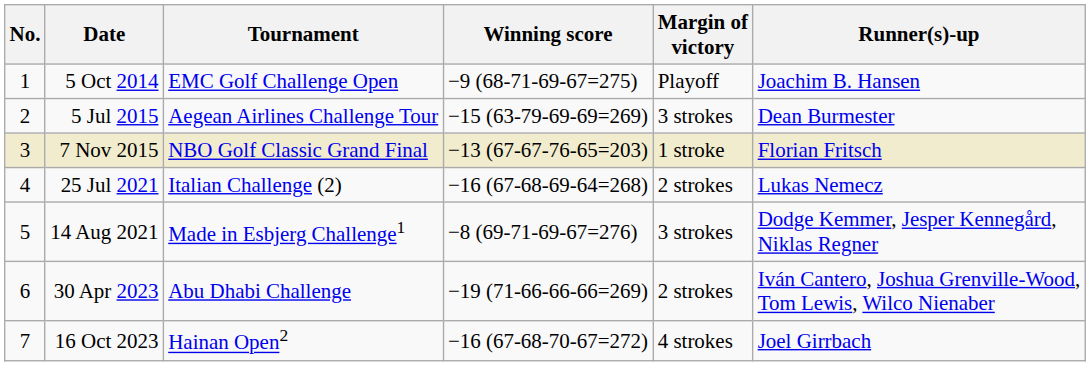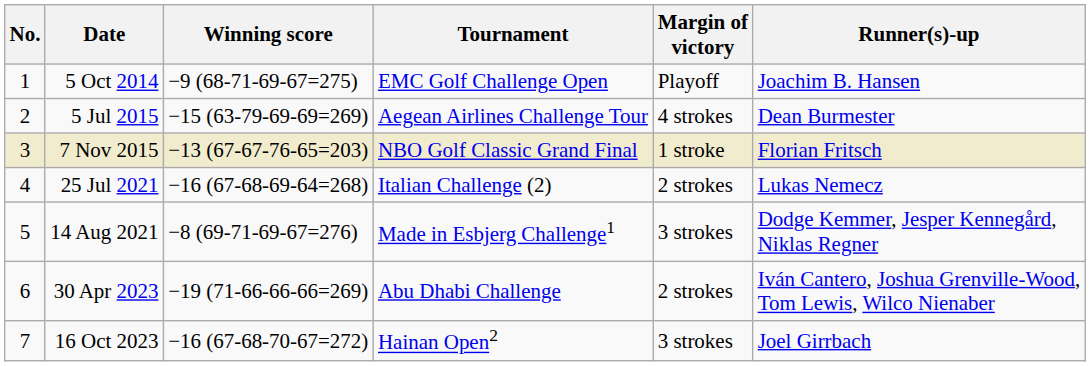columns swapped: (303, 34) <-> (548, 34)
(695, 115) 3 strokes -> (695, 115) 4 strokes
(695, 340) 4 strokes -> (695, 340) 3 strokes
